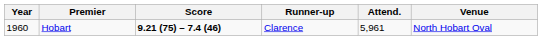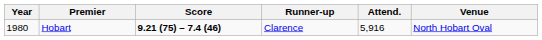(17, 27) 1960 -> (17, 27) 1980
(372, 27) 5,961 -> (372, 27) 5,916
